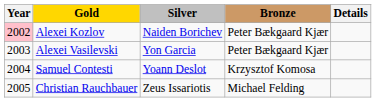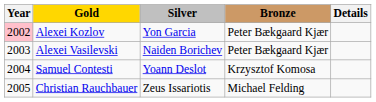(182, 32) Naiden Borichev -> (169, 32) Yon Garcia
(169, 50) Yon Garcia -> (182, 50) Naiden Borichev
